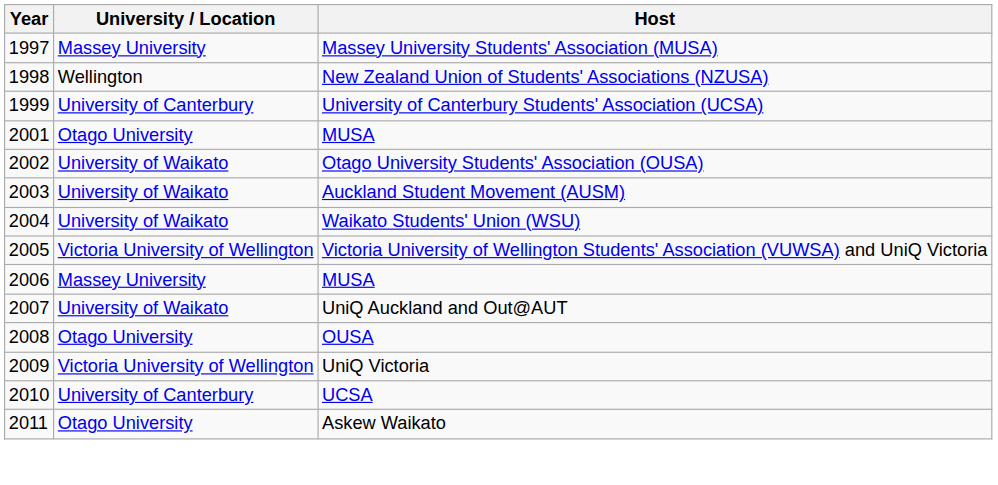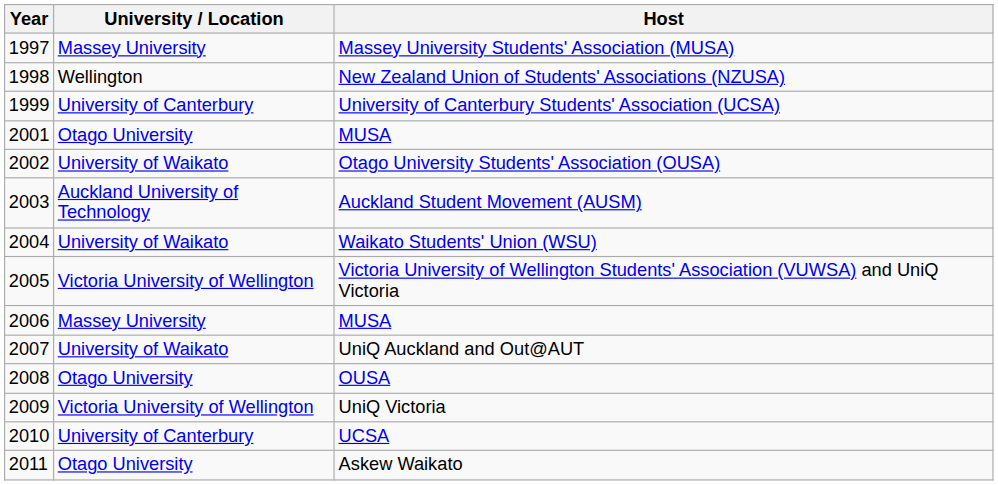(143, 192) University of Waikato -> (148, 202) Auckland University of Technology
